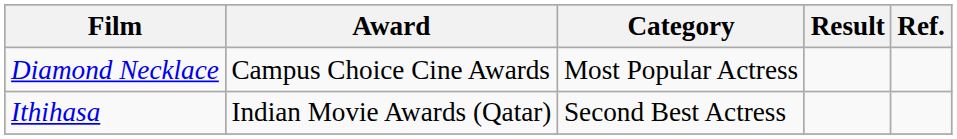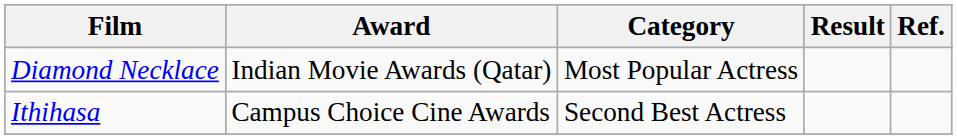(391, 69) Campus Choice Cine Awards -> (391, 69) Indian Movie Awards (Qatar)
(391, 112) Indian Movie Awards (Qatar) -> (391, 112) Campus Choice Cine Awards
